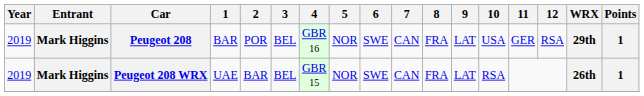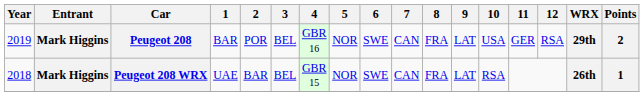(621, 40) 1 -> (621, 40) 2
(19, 74) 2019 -> (19, 74) 2018
